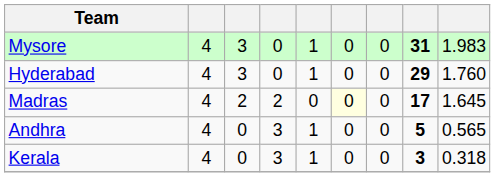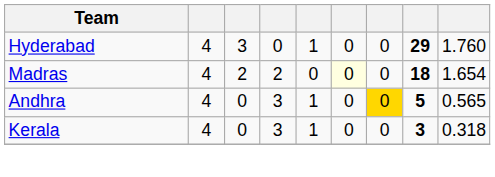- row: (37, 46)
(420, 102) 17 -> (420, 74) 18
(464, 102) 1.645 -> (464, 74) 1.654
(385, 130) no background -> (385, 102) gold background
